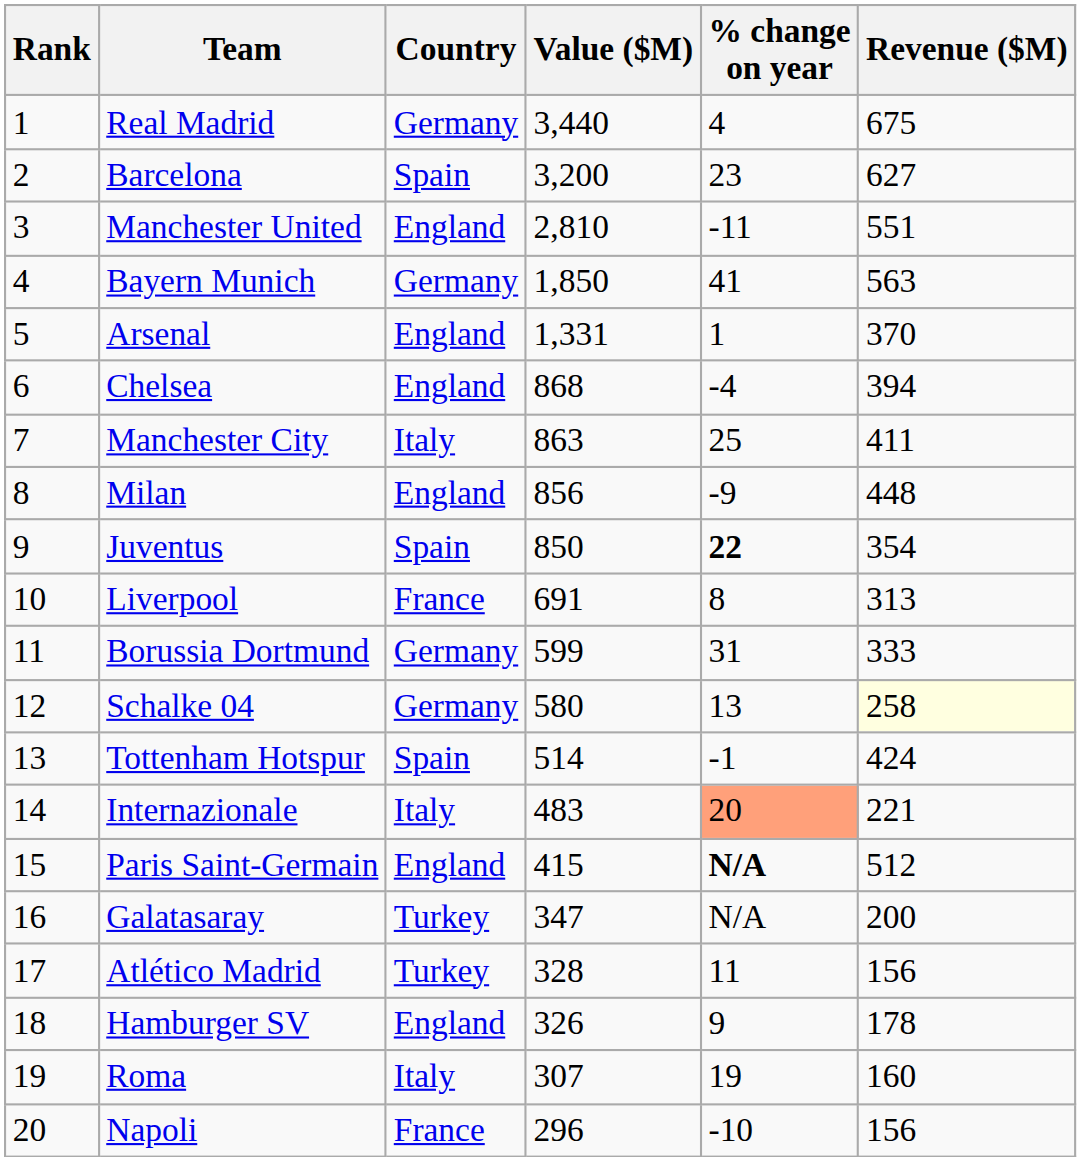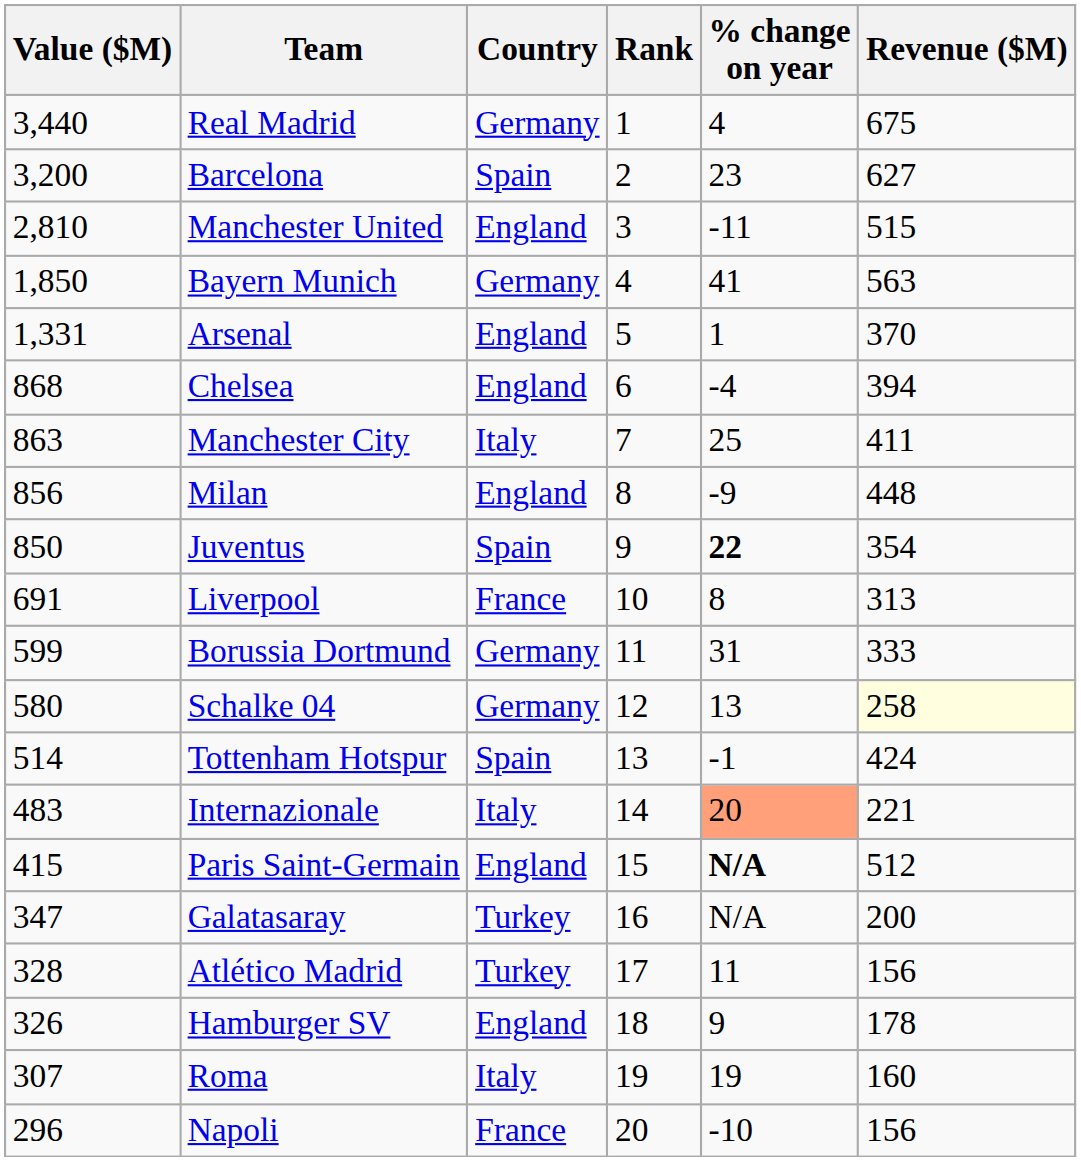columns swapped: (52, 49) <-> (613, 49)
(891, 227) 551 -> (891, 227) 515
